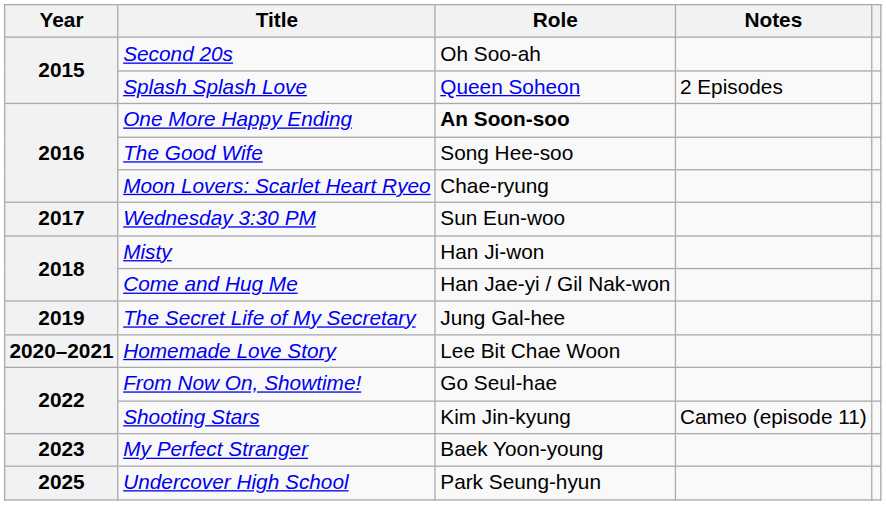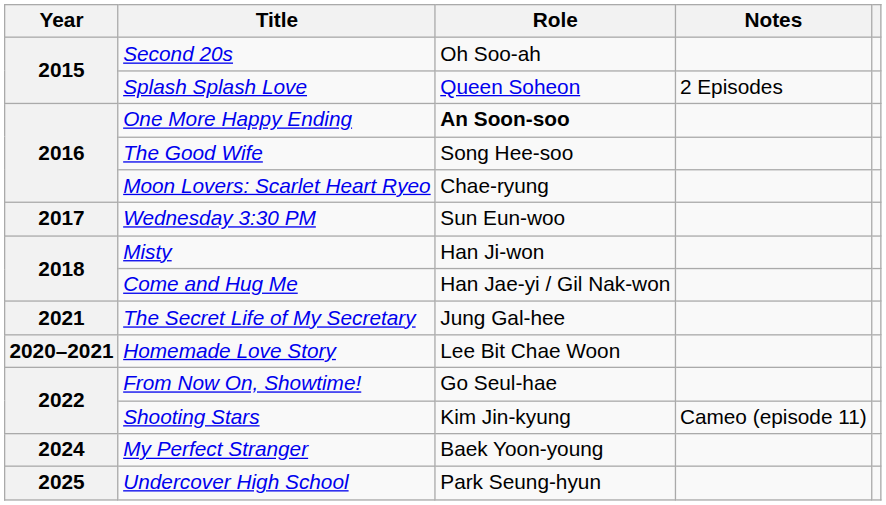(62, 317) 2019 -> (62, 317) 2021
(62, 449) 2023 -> (62, 449) 2024
